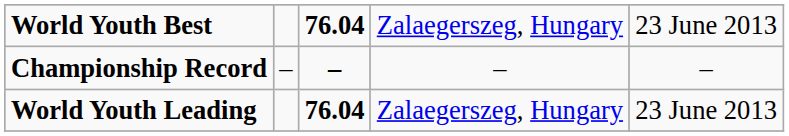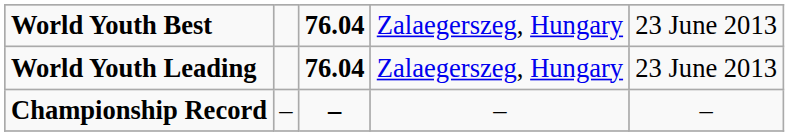rows swapped: (139, 67) <-> (134, 109)
